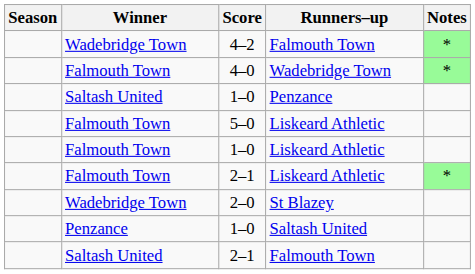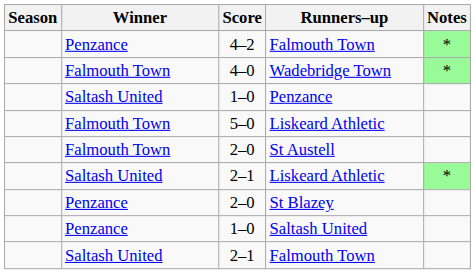(126, 44) Wadebridge Town -> (96, 44) Penzance
- row: (242, 149)
+ row: (242, 149)
(118, 176) Falmouth Town -> (114, 176) Saltash United
(126, 202) Wadebridge Town -> (96, 202) Penzance
